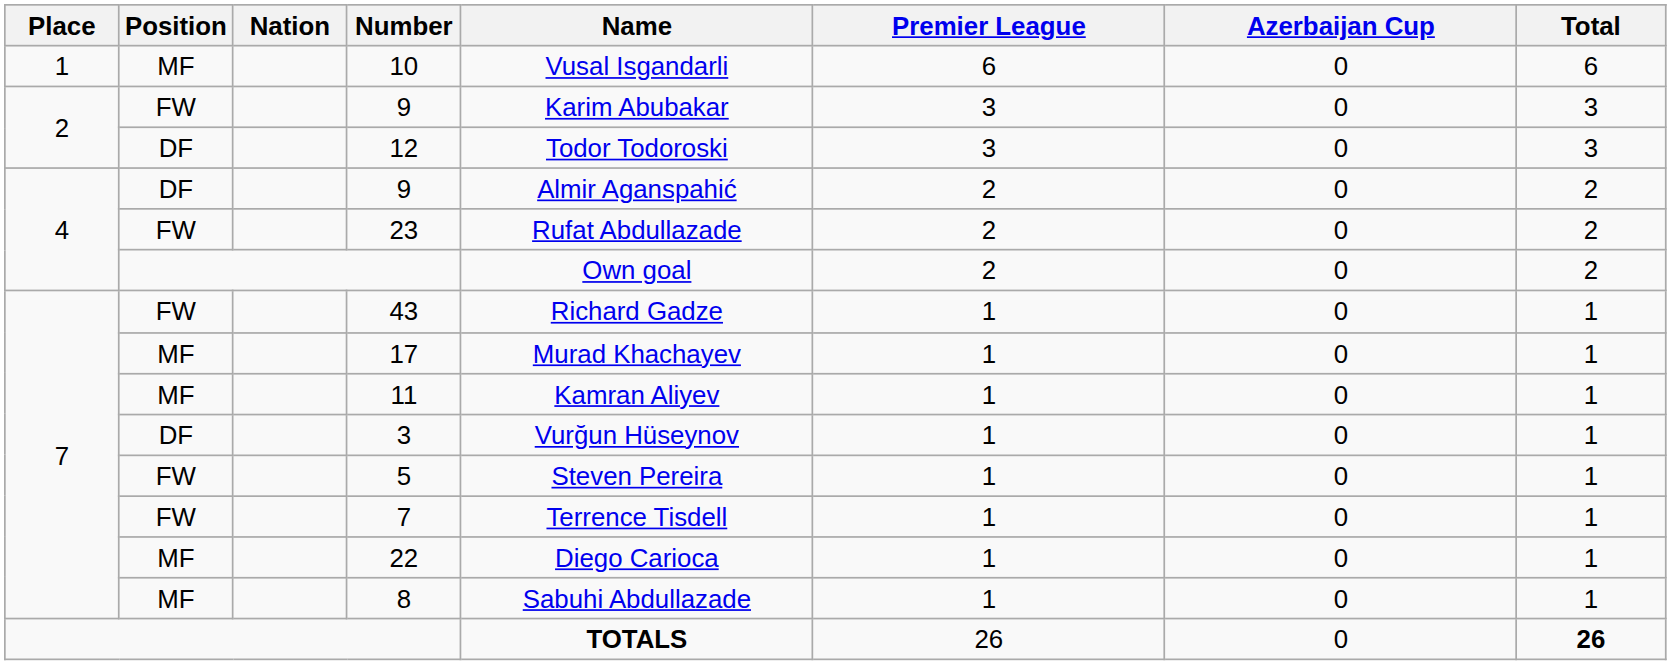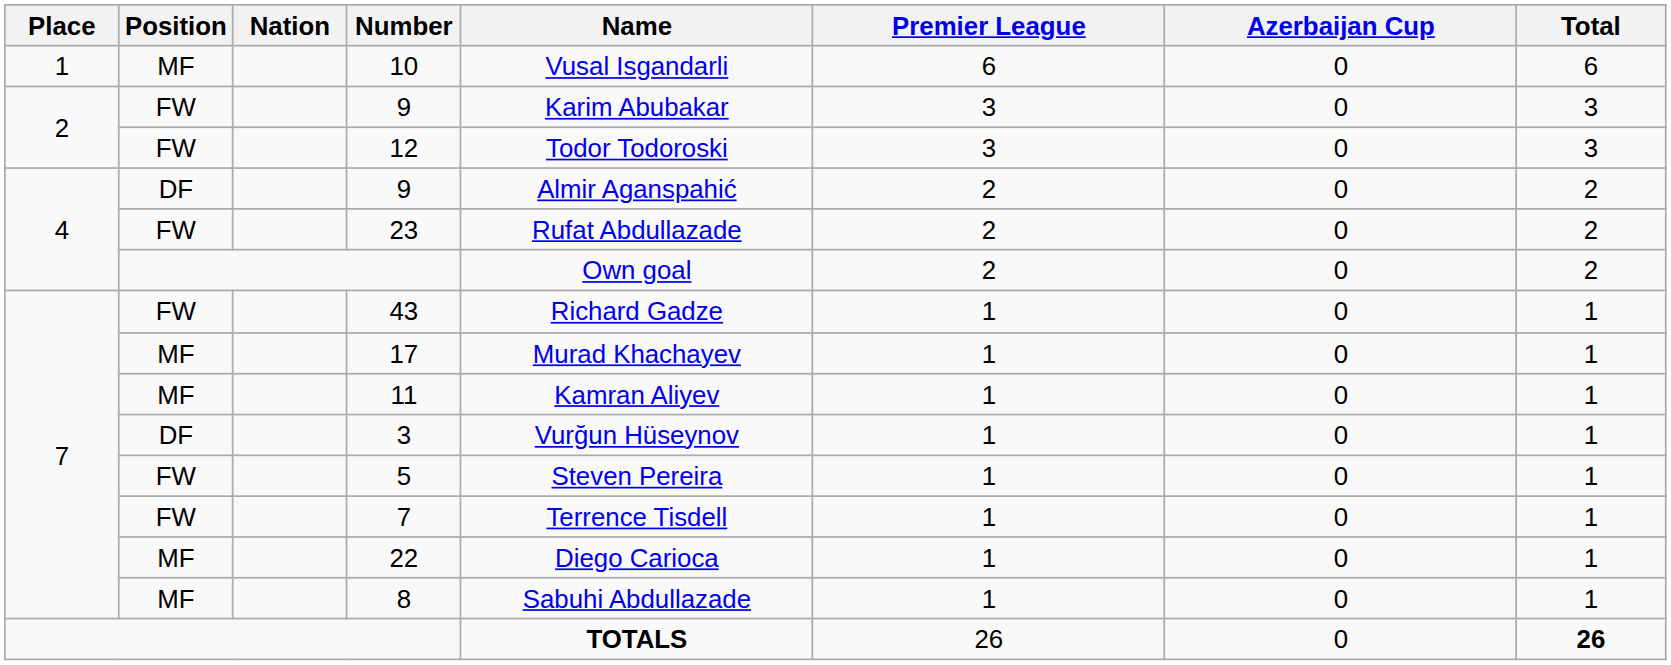(176, 148) DF -> (176, 148) FW
